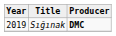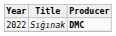(16, 25) 2019 -> (16, 25) 2022
